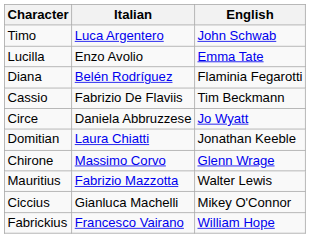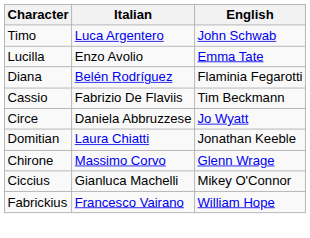- row: (34, 181)
